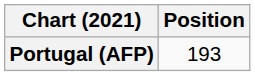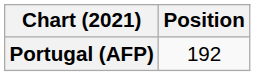(204, 53) 193 -> (204, 53) 192
